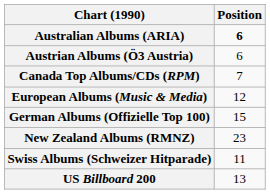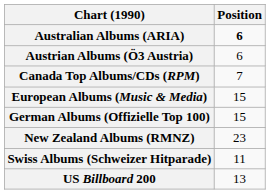(240, 96) 12 -> (240, 96) 15
